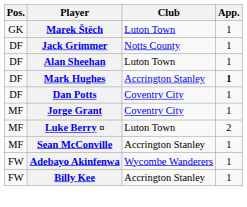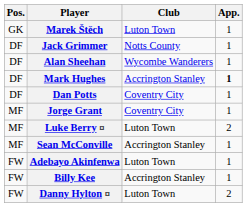(150, 62) Luton Town -> (169, 62) Wycombe Wanderers
(169, 161) Wycombe Wanderers -> (150, 161) Luton Town
+ row: (75, 194)
